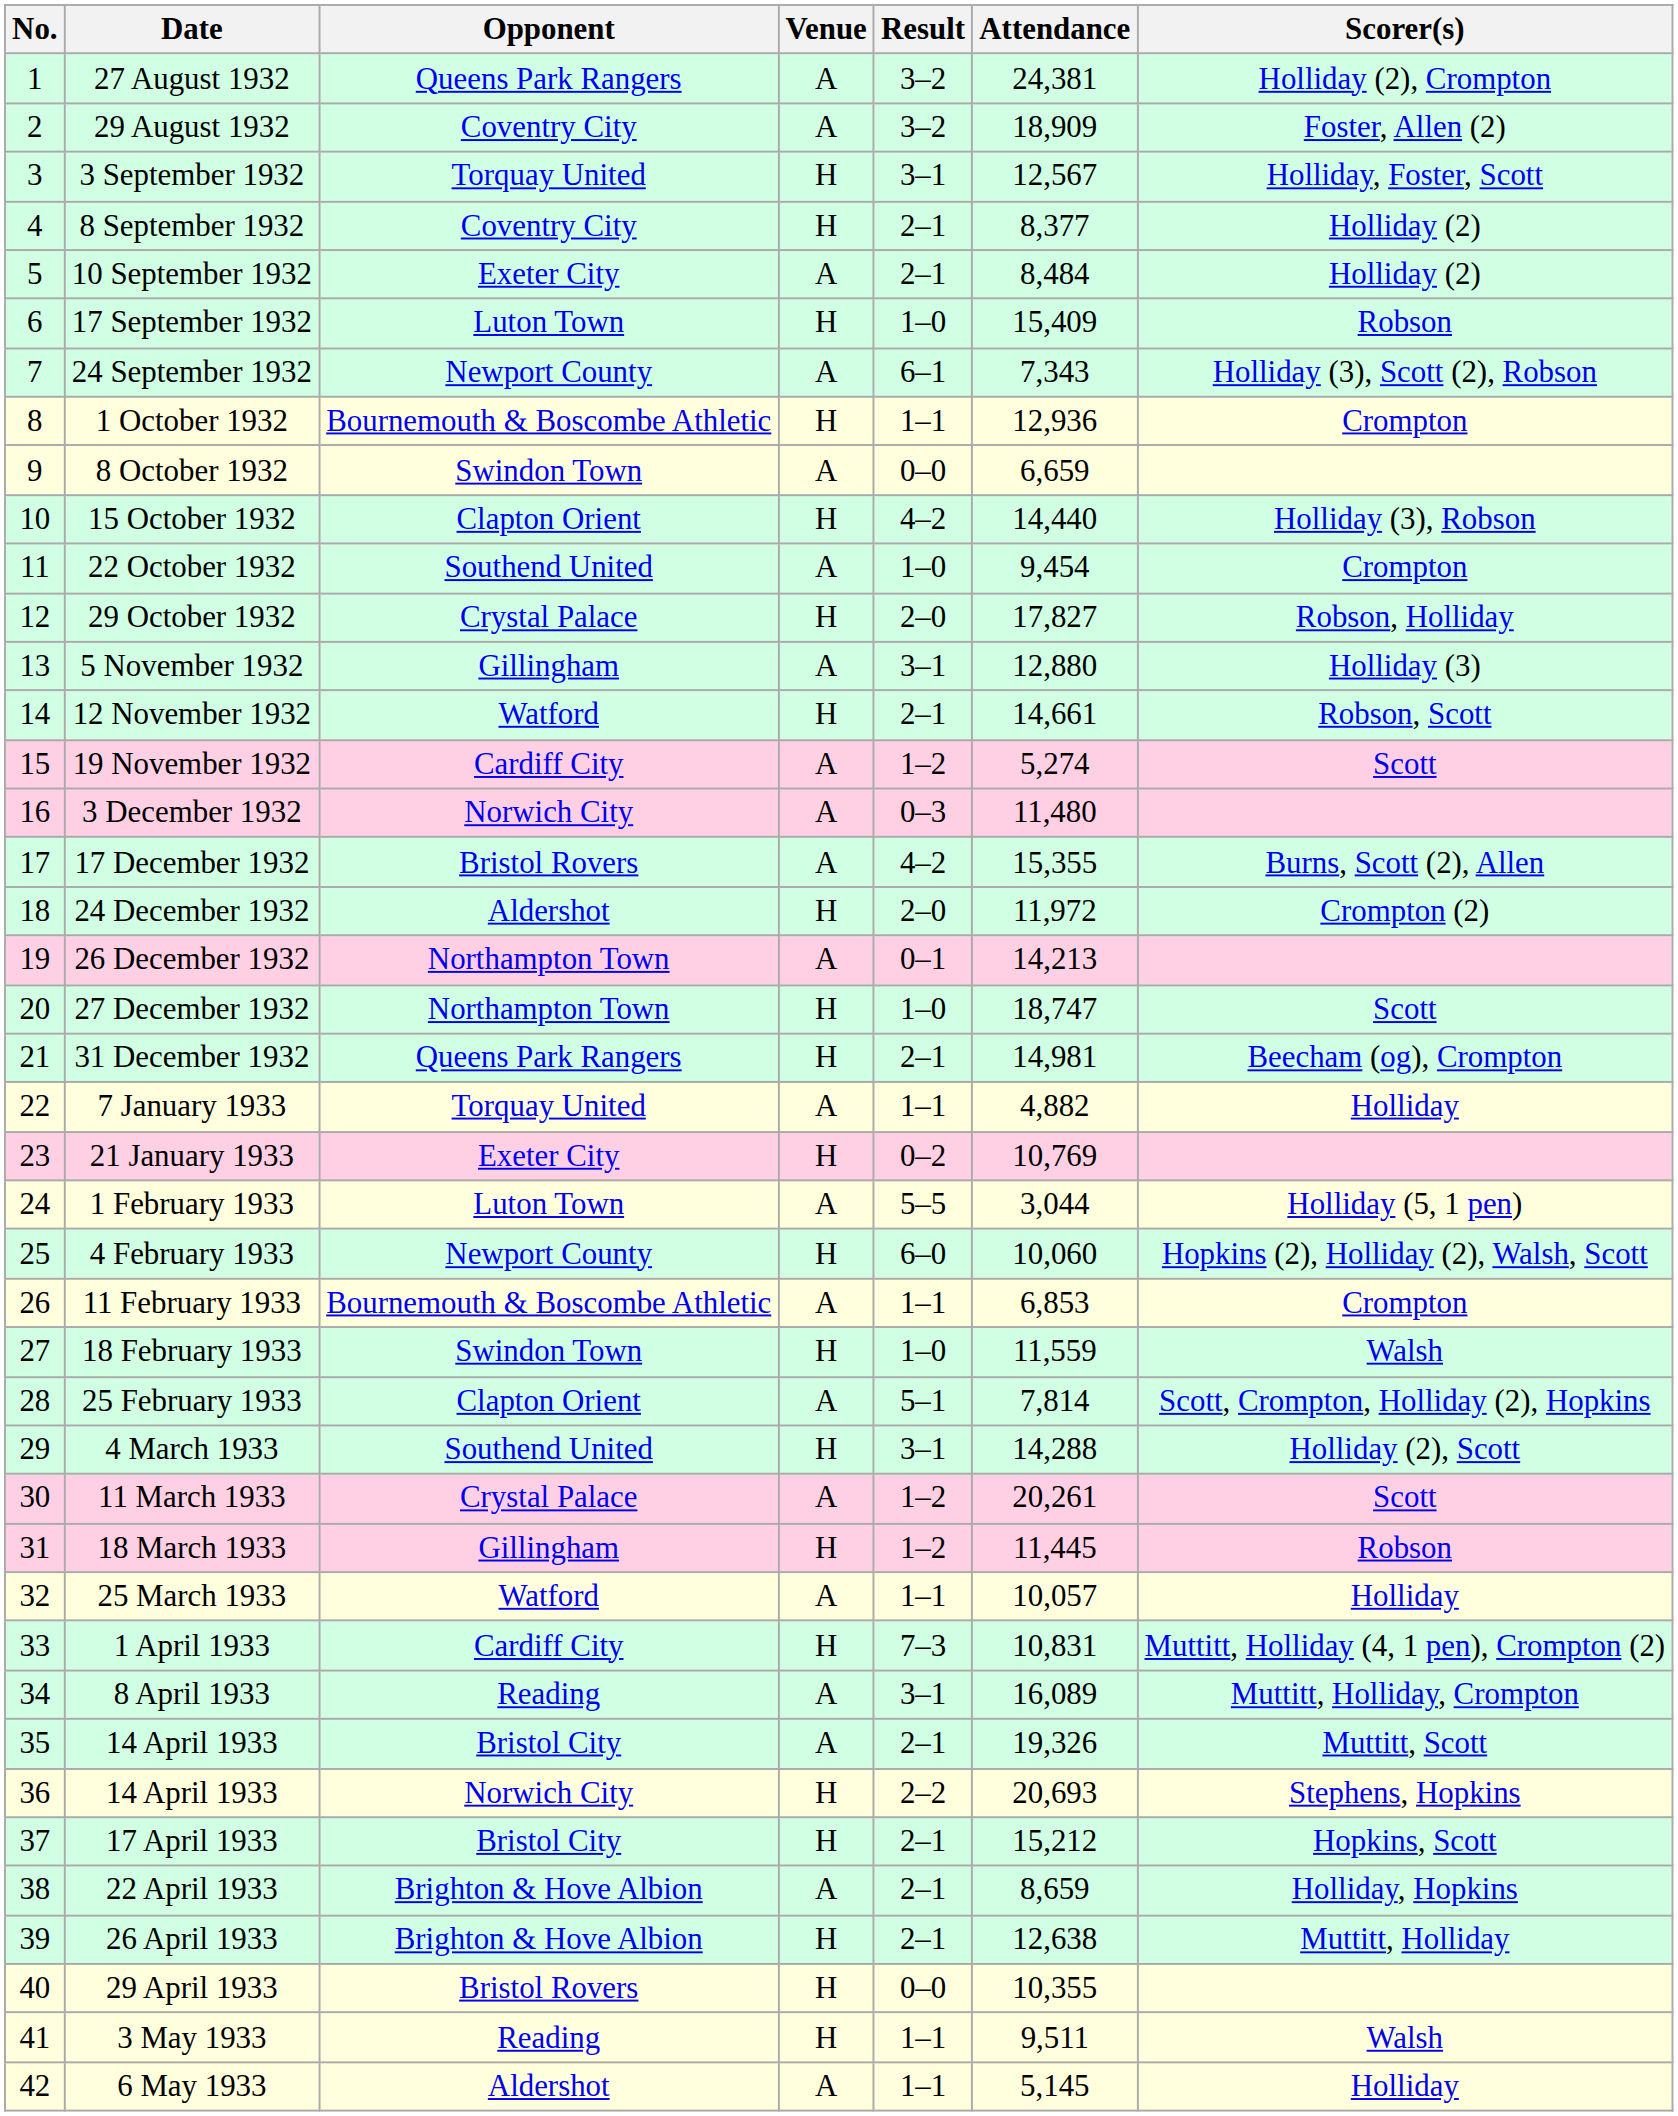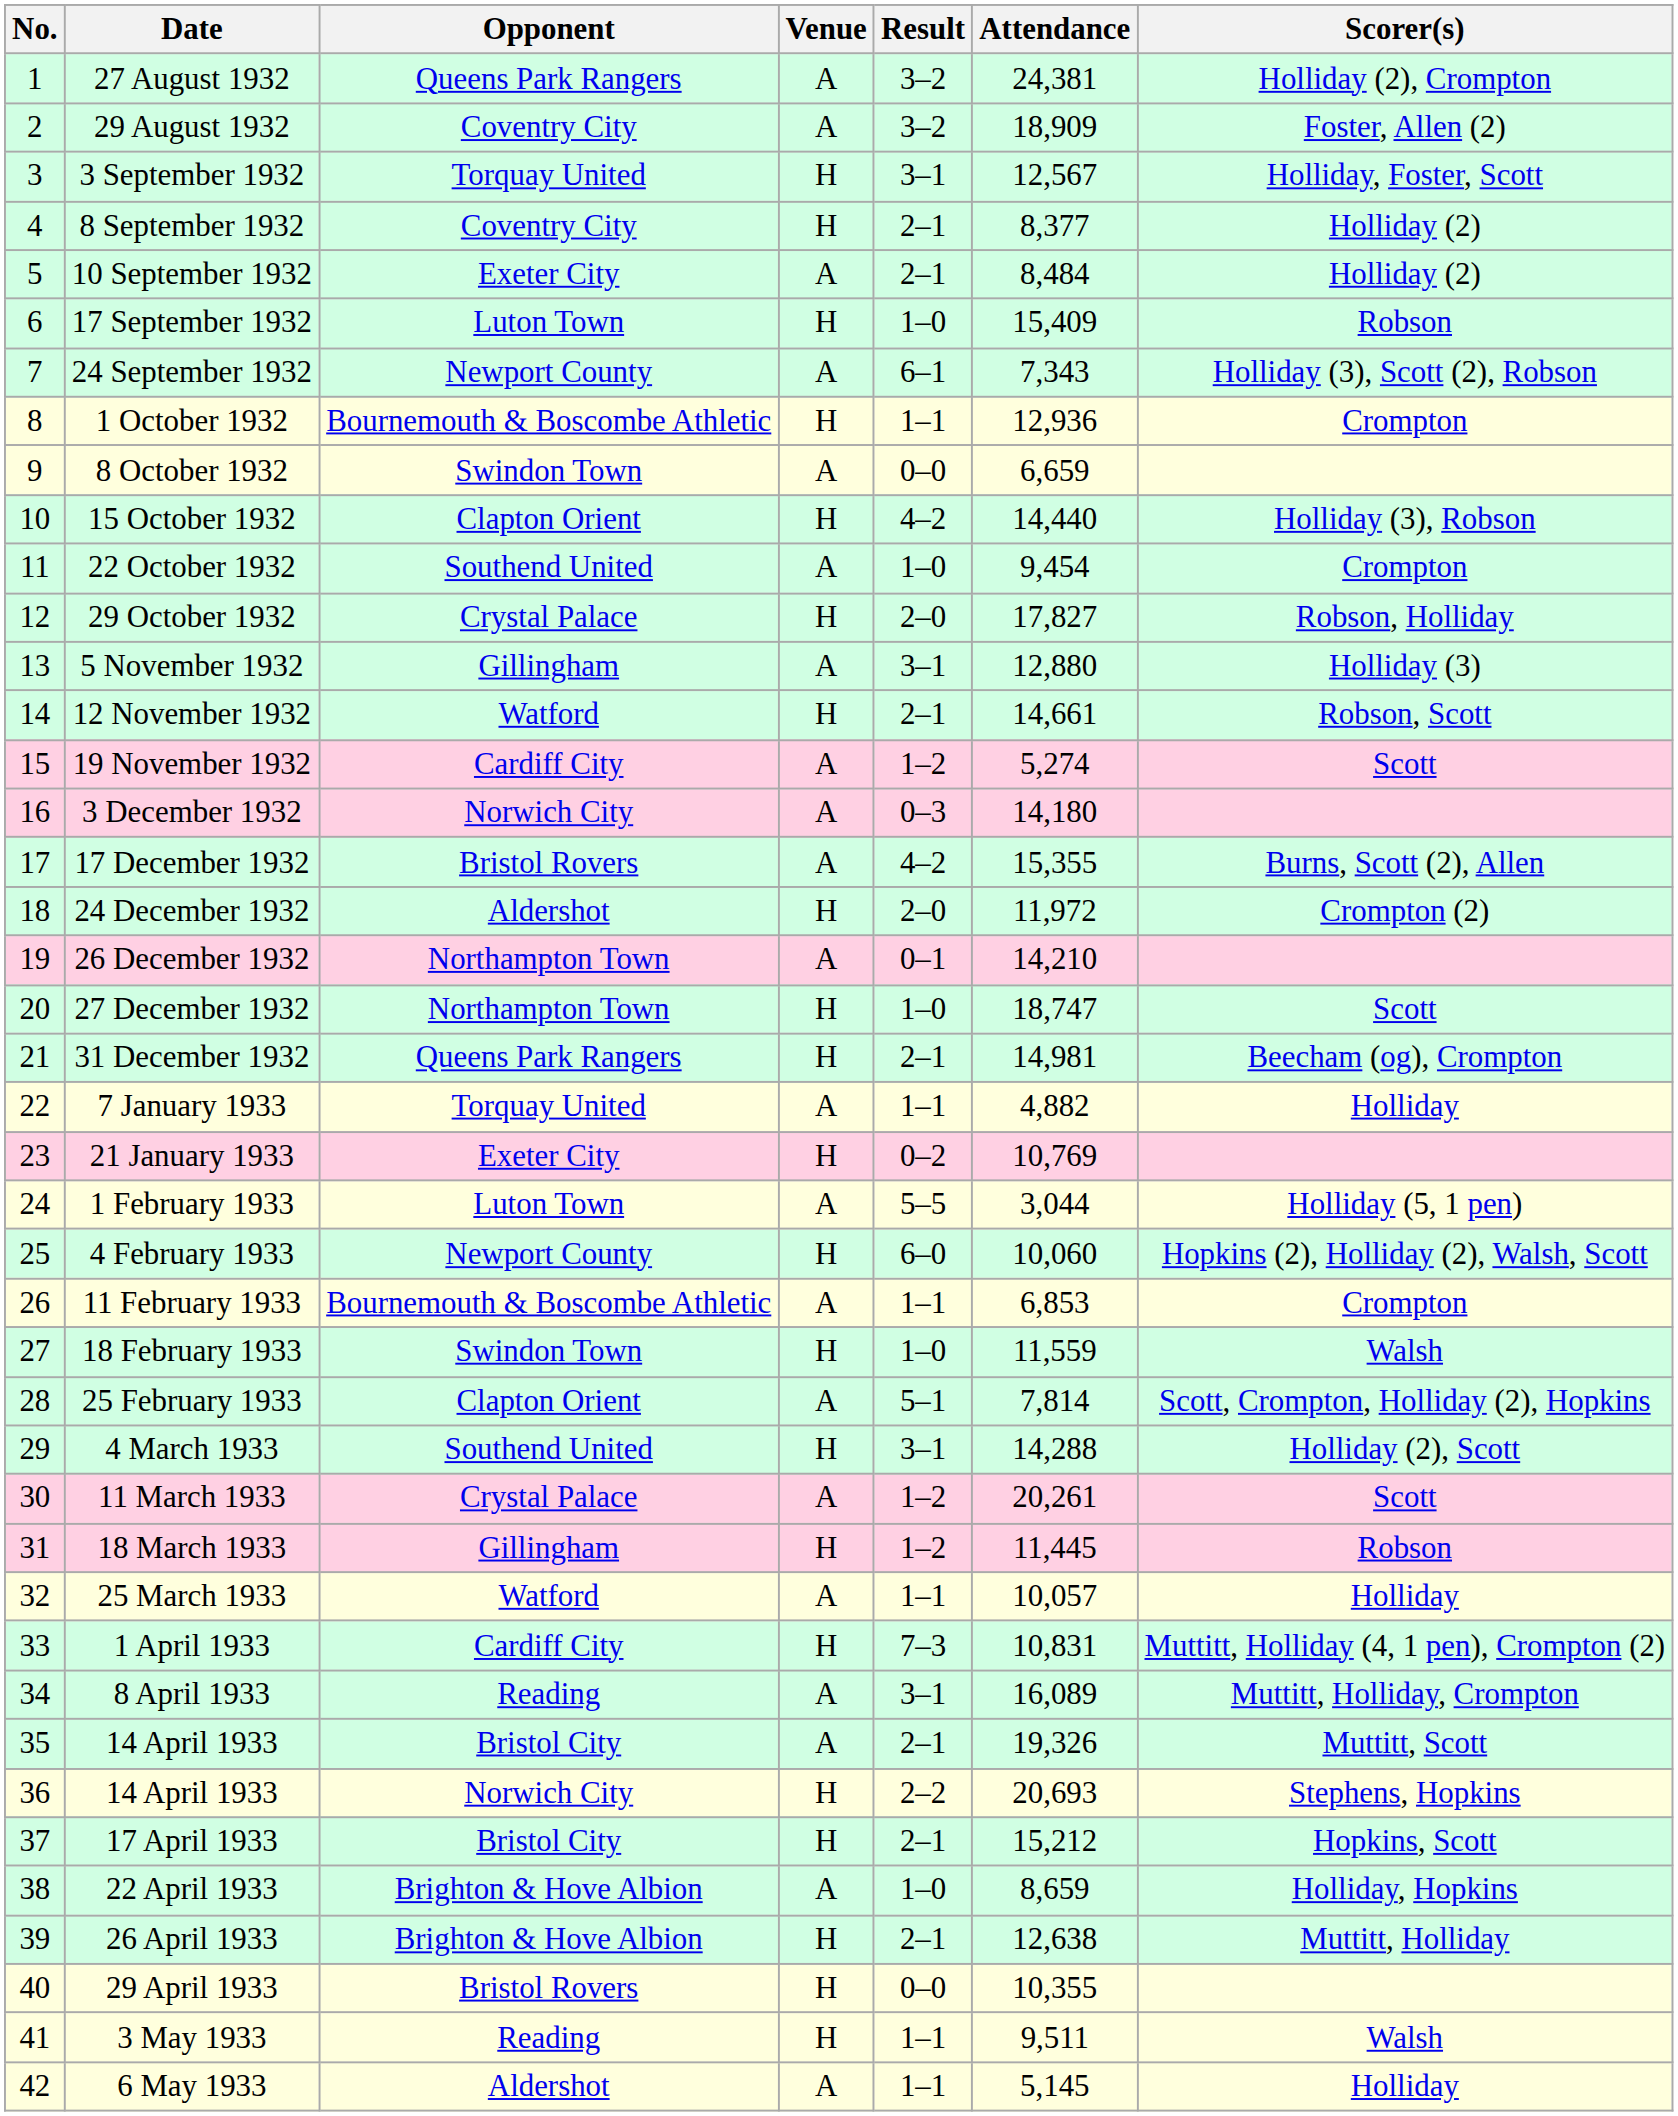(1055, 812) 11,480 -> (1055, 812) 14,180
(1055, 959) 14,213 -> (1055, 959) 14,210
(923, 1889) 2–1 -> (923, 1889) 1–0
